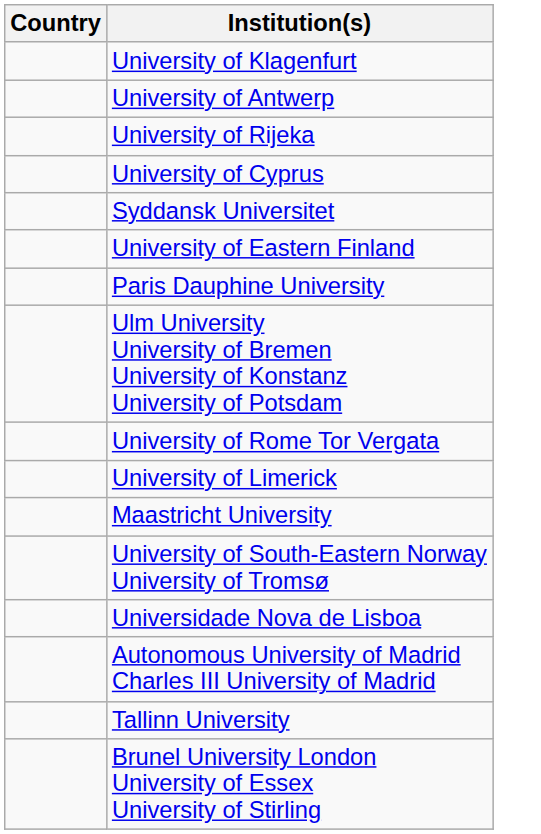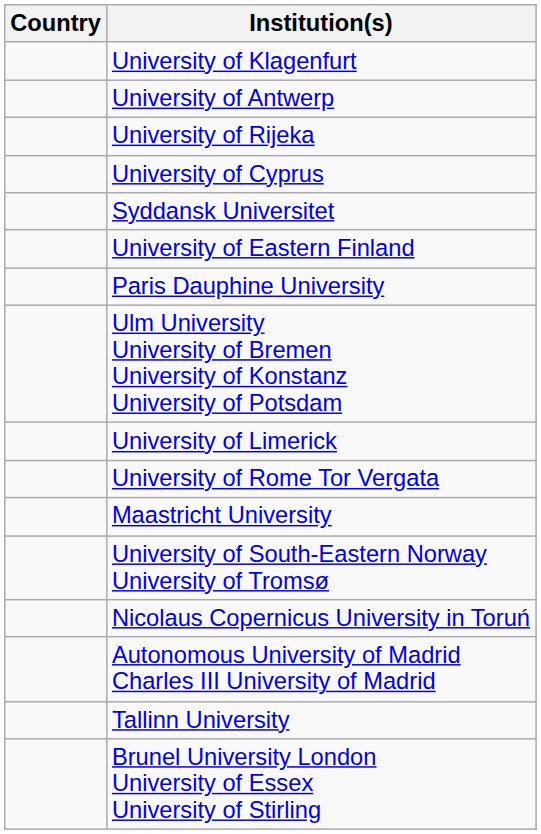rows swapped: (224, 478) <-> (276, 441)
+ row: (321, 618)
- row: (267, 618)
